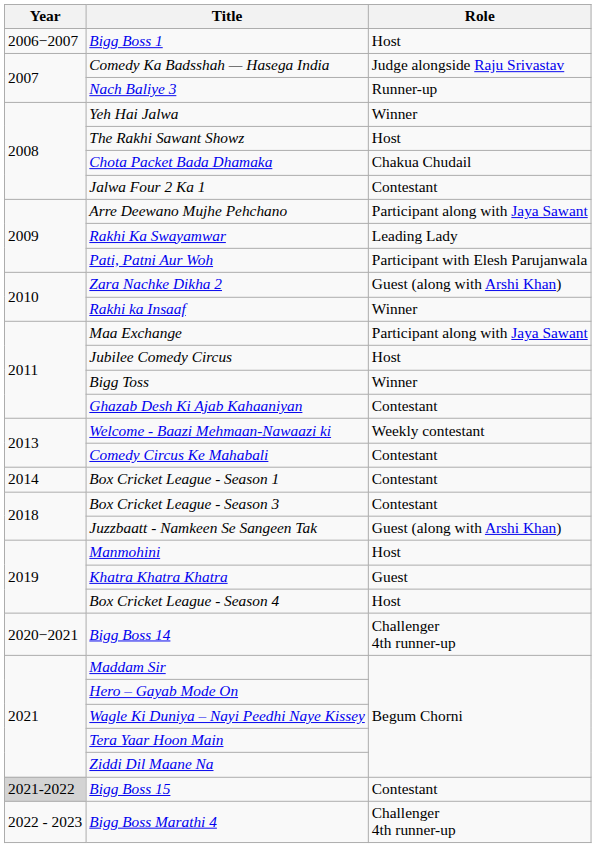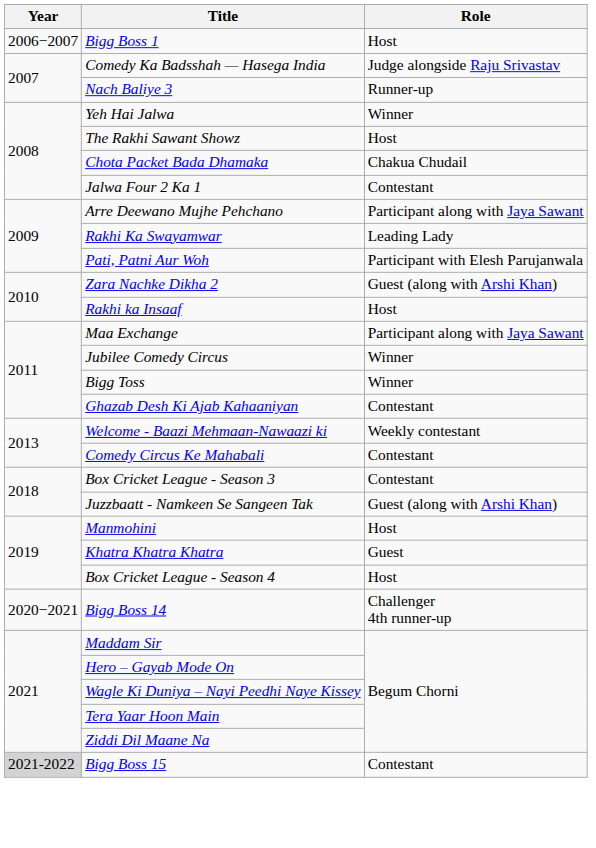(395, 308) Winner -> (382, 308) Host
(386, 357) Host -> (390, 357) Winner
- row: (184, 479)
- row: (153, 822)
